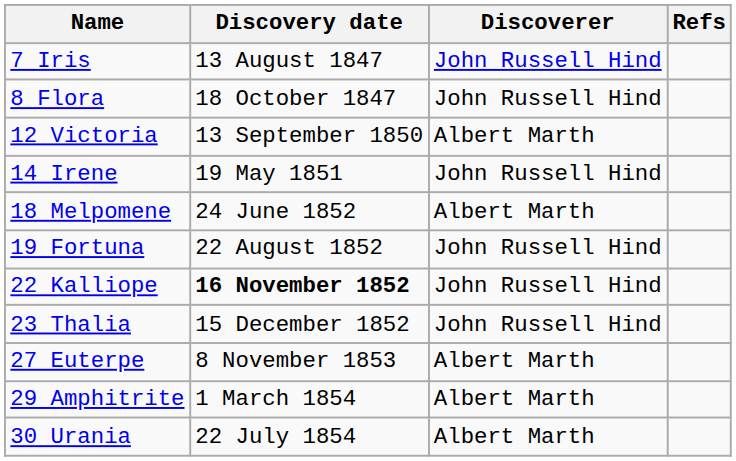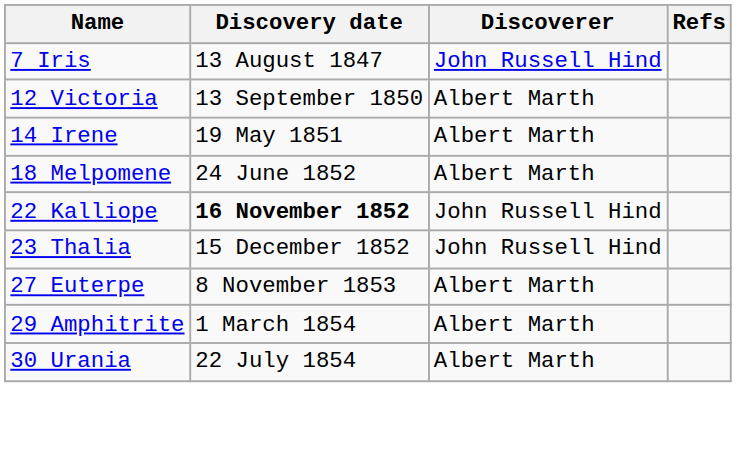- row: (57, 99)
(548, 174) John Russell Hind -> (514, 136) Albert Marth
- row: (77, 249)
